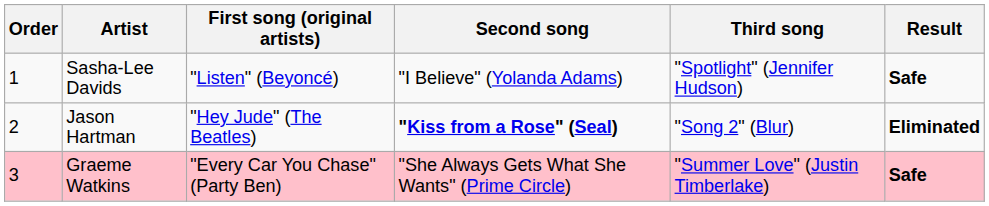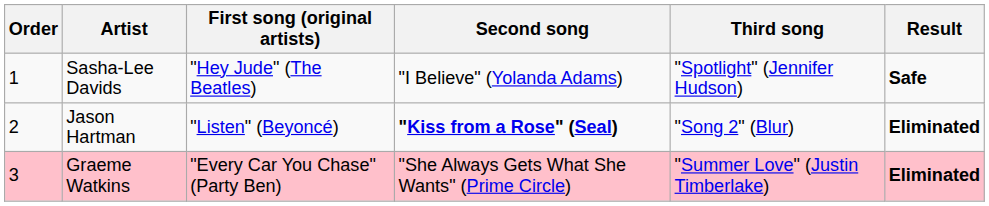(264, 78) "Listen" (Beyoncé) -> (256, 78) "Hey Jude" (The Beatles)
(256, 127) "Hey Jude" (The Beatles) -> (264, 127) "Listen" (Beyoncé)
(908, 176) Safe -> (934, 176) Eliminated
